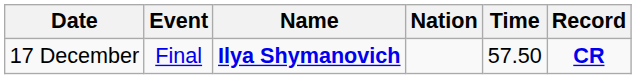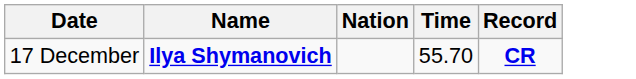- column: (179, 21)
(515, 55) 57.50 -> (446, 55) 55.70
